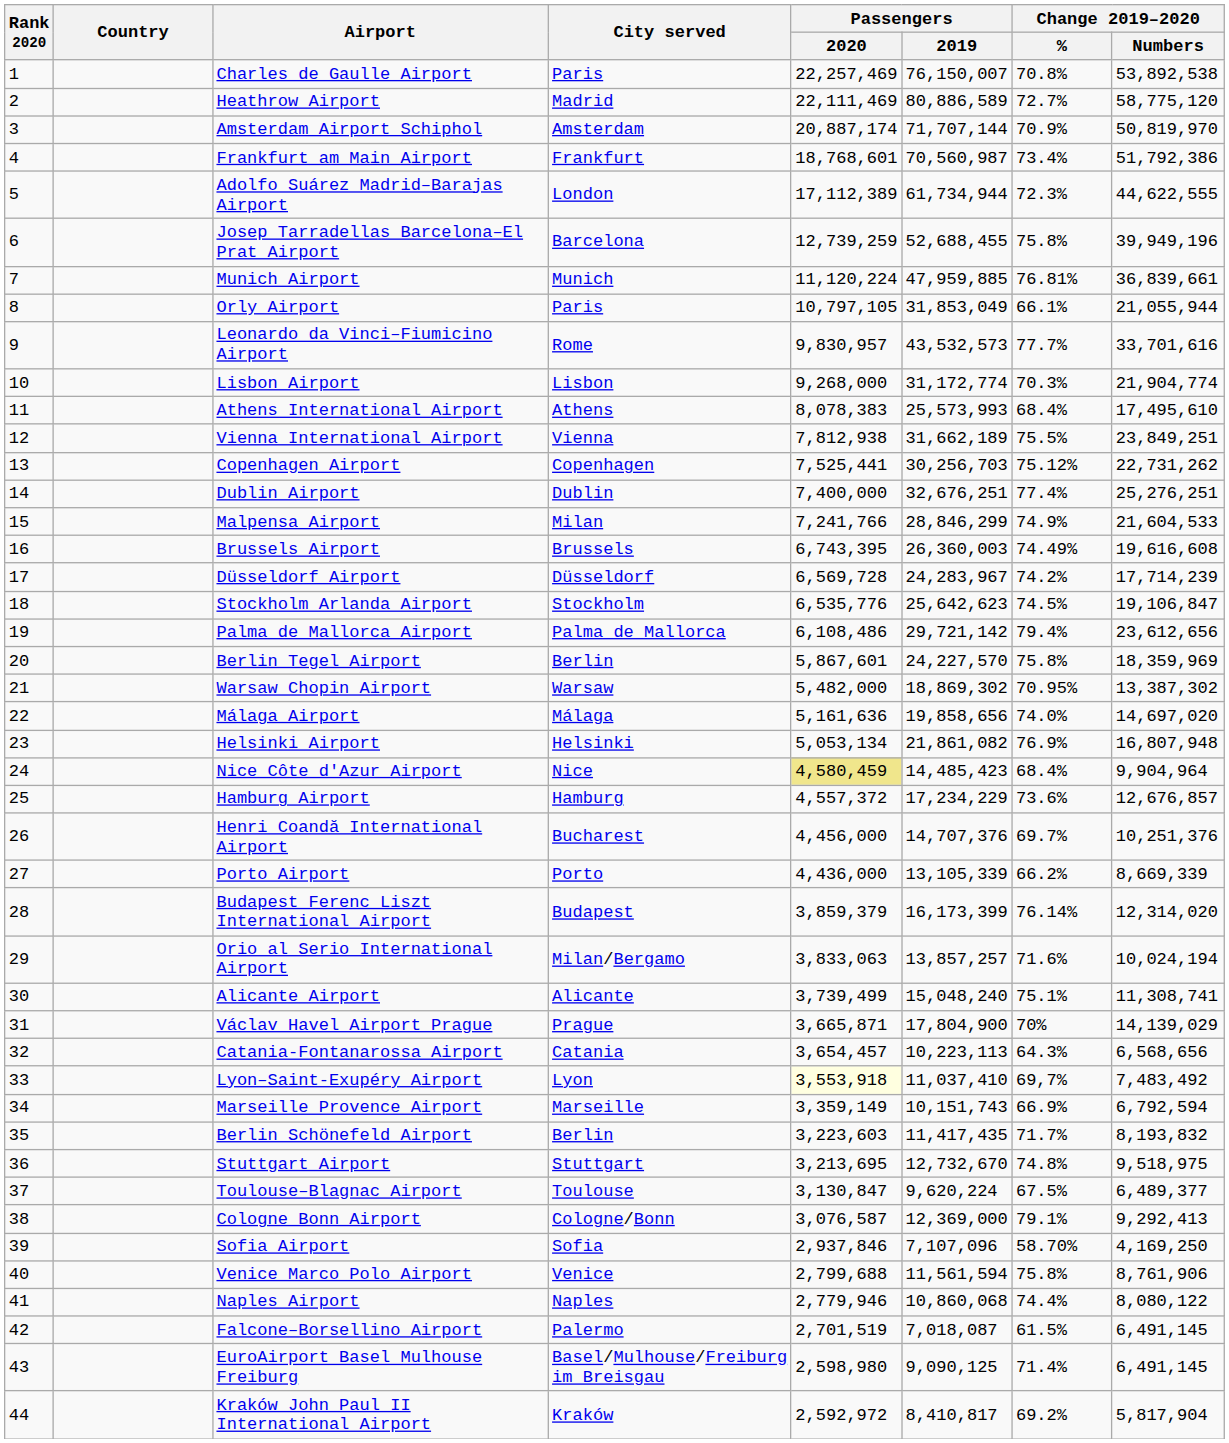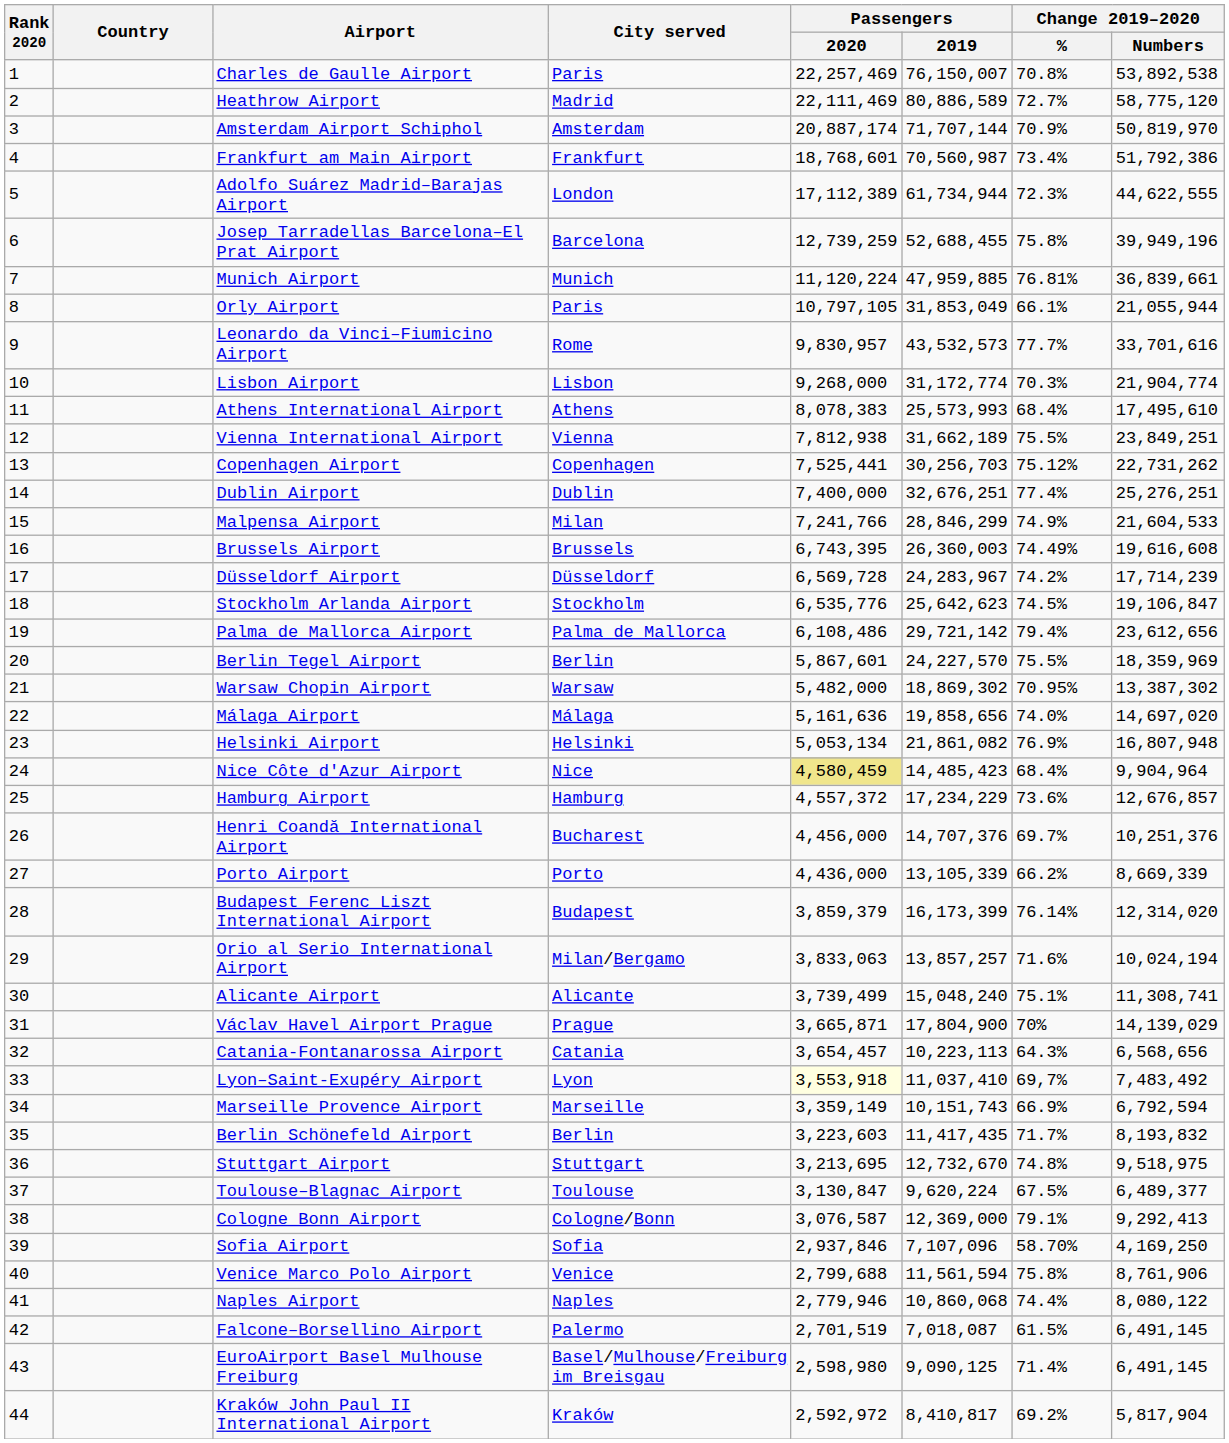(1041, 660) 75.8% -> (1041, 660) 75.5%
